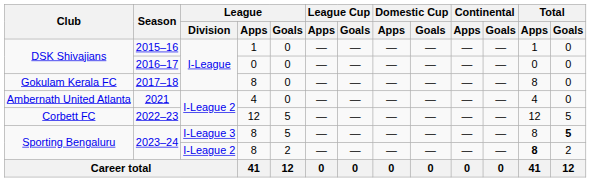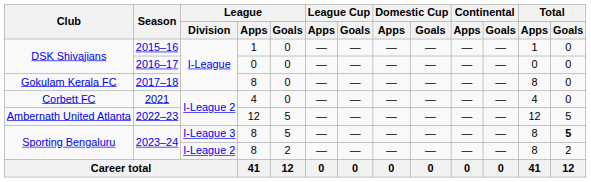(69, 99) Ambernath United Atlanta -> (69, 99) Corbett FC
(69, 116) Corbett FC -> (69, 116) Ambernath United Atlanta
(534, 151) bold -> (534, 151) normal
